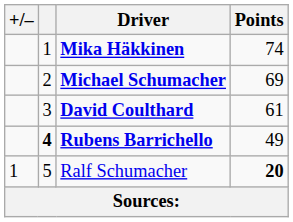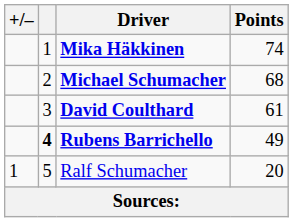(274, 79) 69 -> (274, 79) 68
(274, 170) bold -> (274, 170) normal
